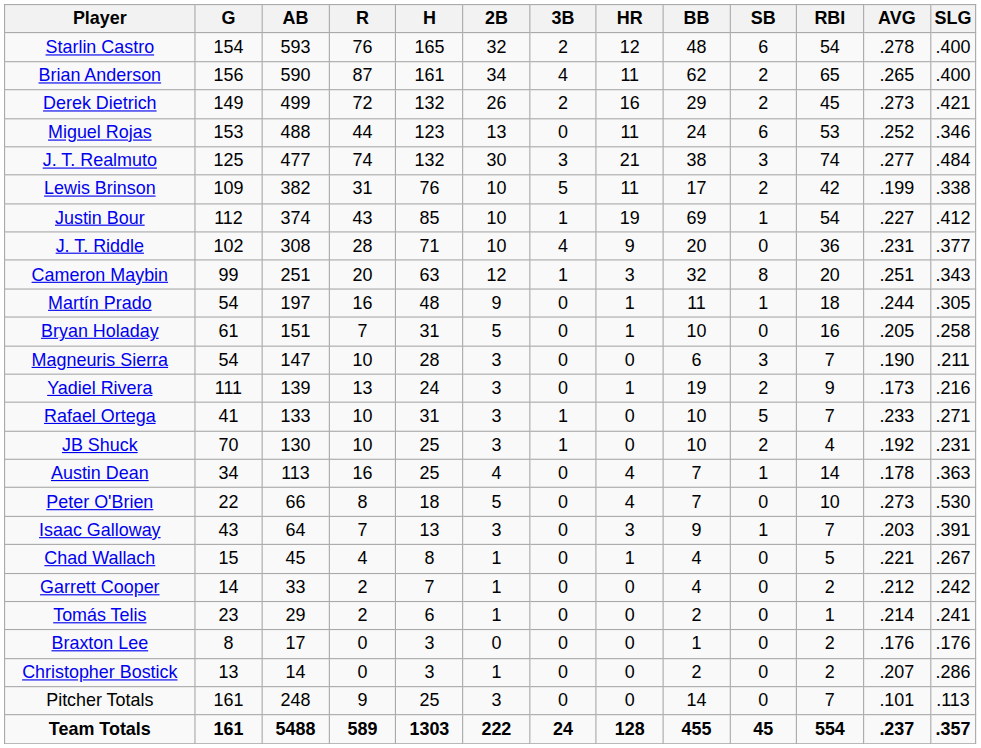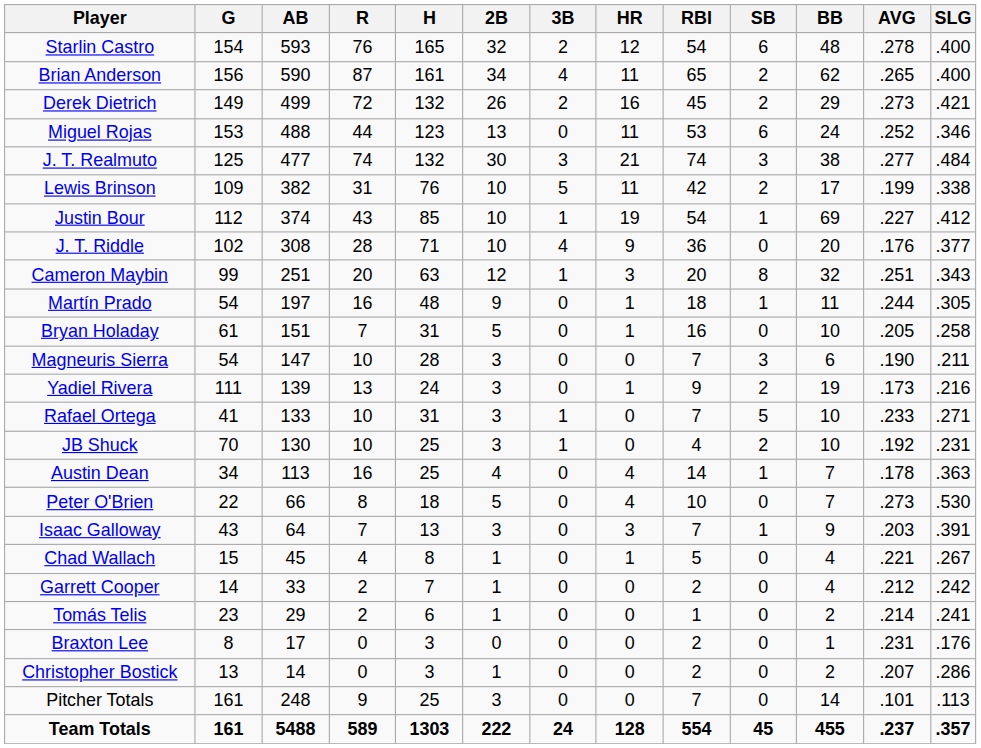columns swapped: (830, 18) <-> (696, 18)
(897, 246) .231 -> (897, 246) .176
(897, 643) .176 -> (897, 643) .231
